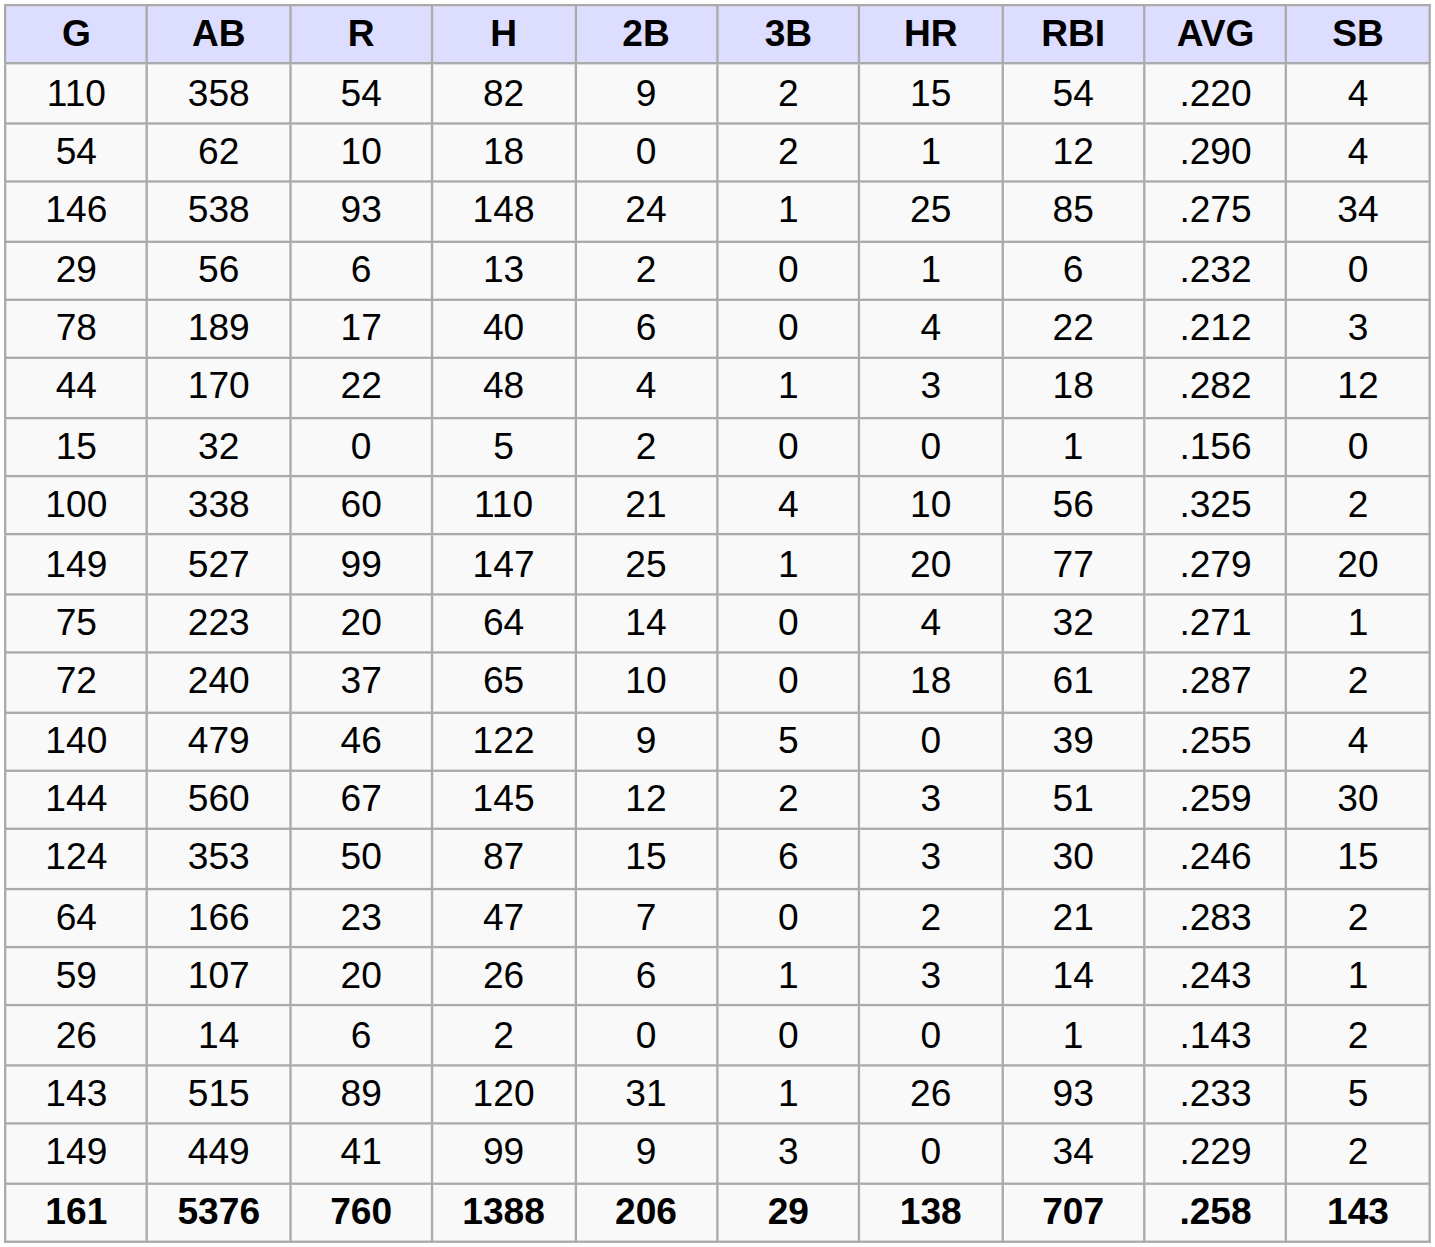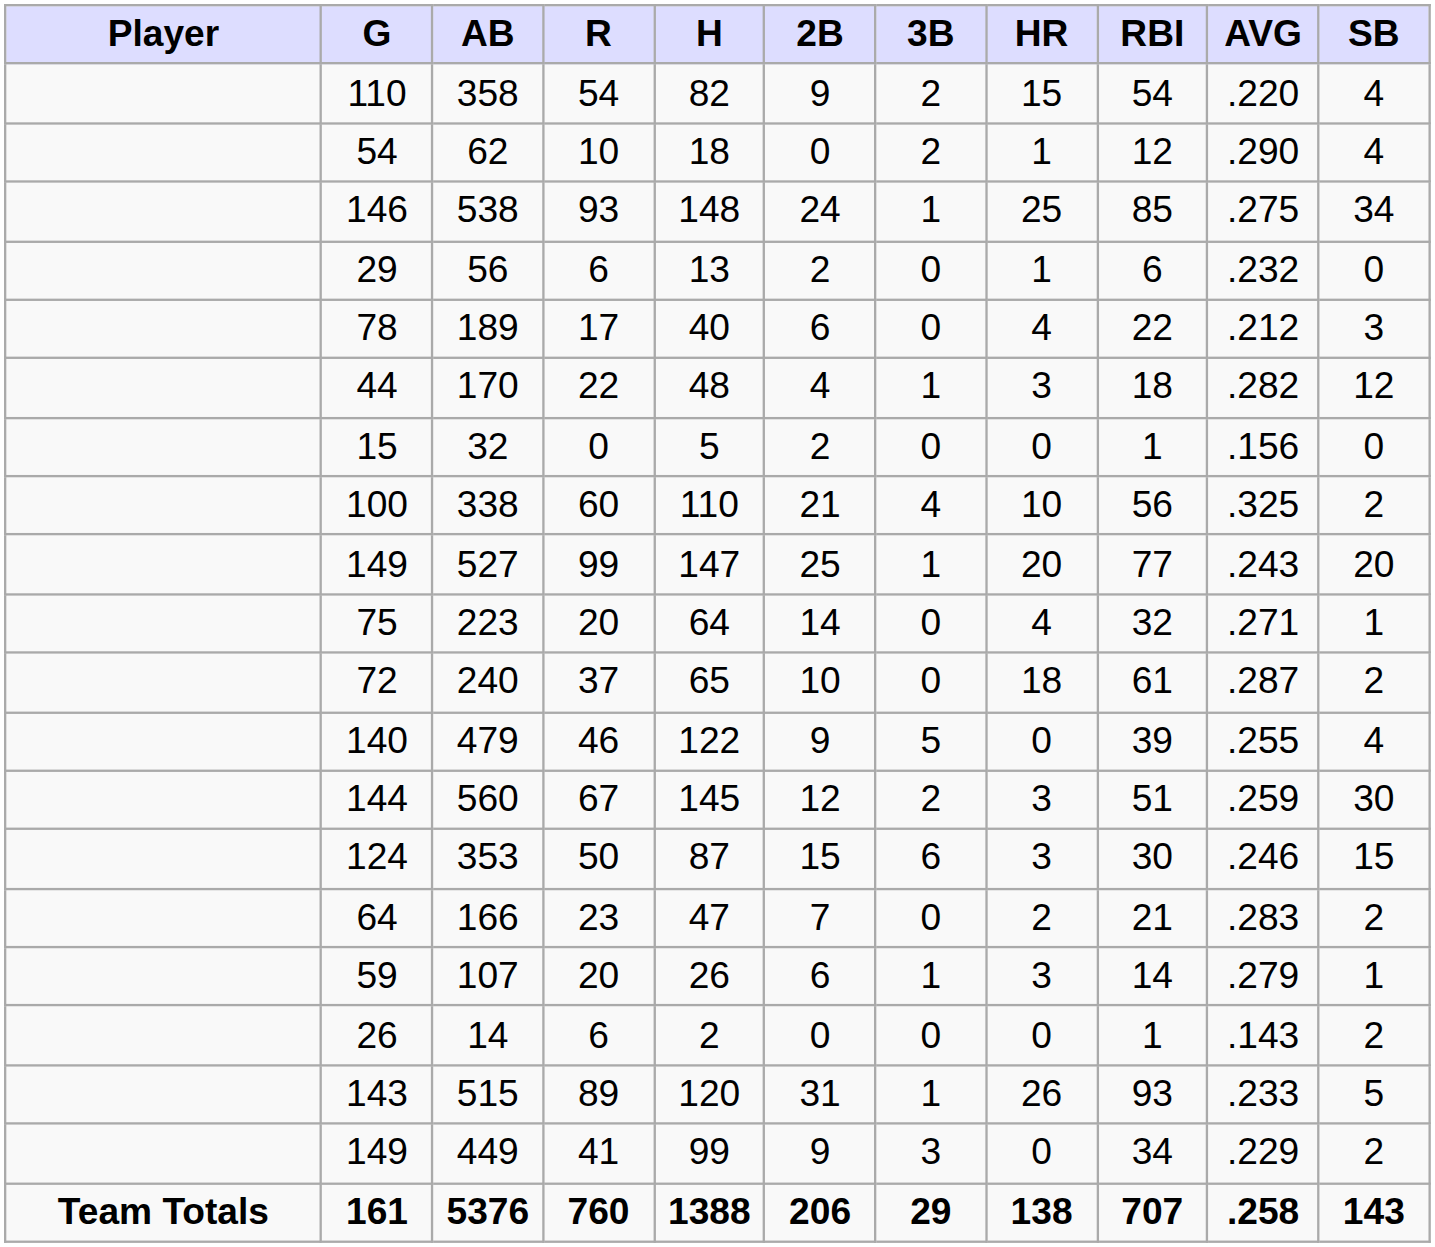+ column: (163, 33)
(1216, 563) .279 -> (1263, 563) .243
(1216, 975) .243 -> (1263, 975) .279
